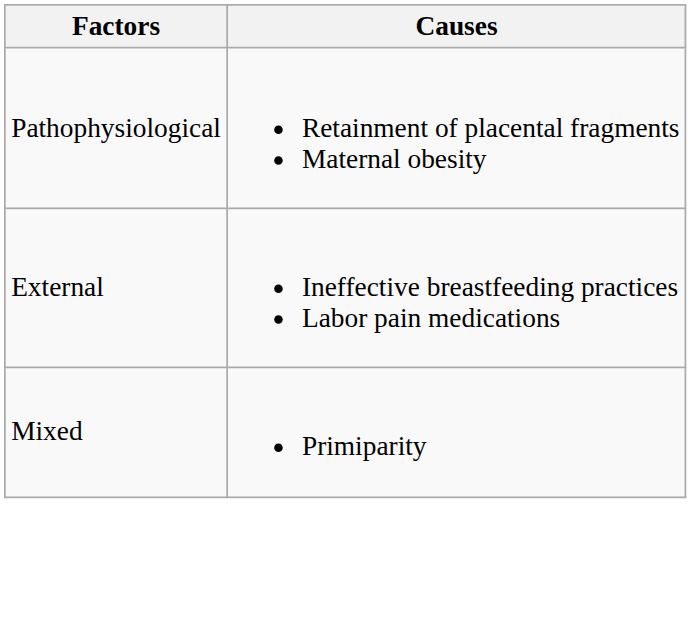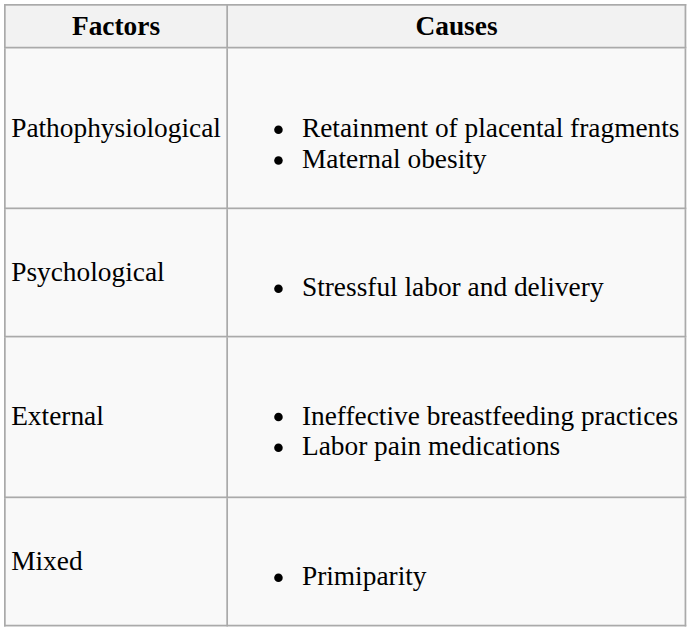+ row: (88, 272)
